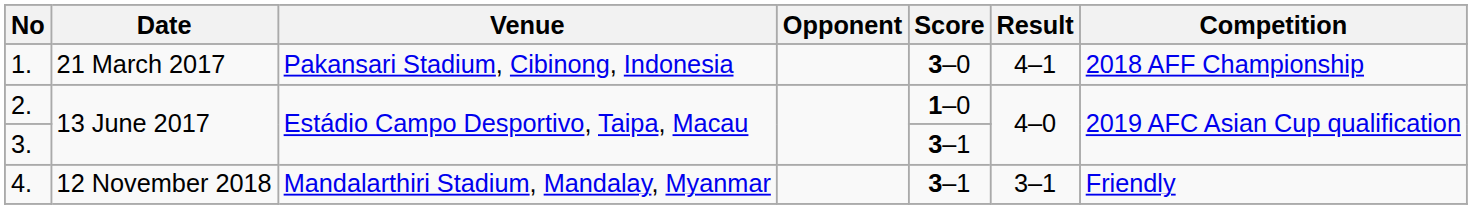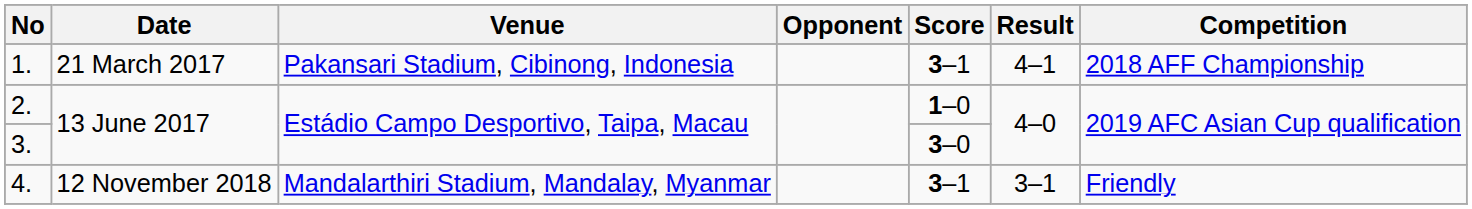(949, 64) 3–0 -> (949, 64) 3–1
(949, 144) 3–1 -> (949, 144) 3–0
